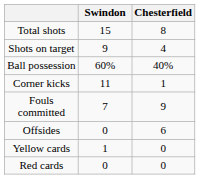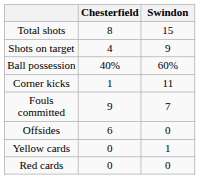columns swapped: (163, 13) <-> (105, 13)
